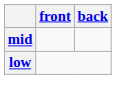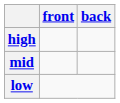+ row: (22, 39)
